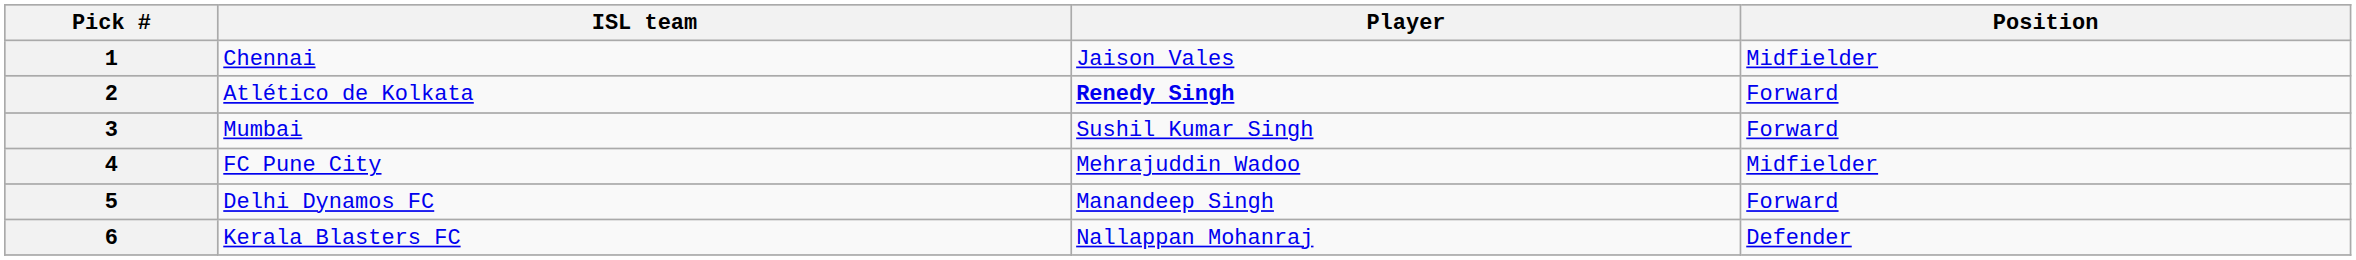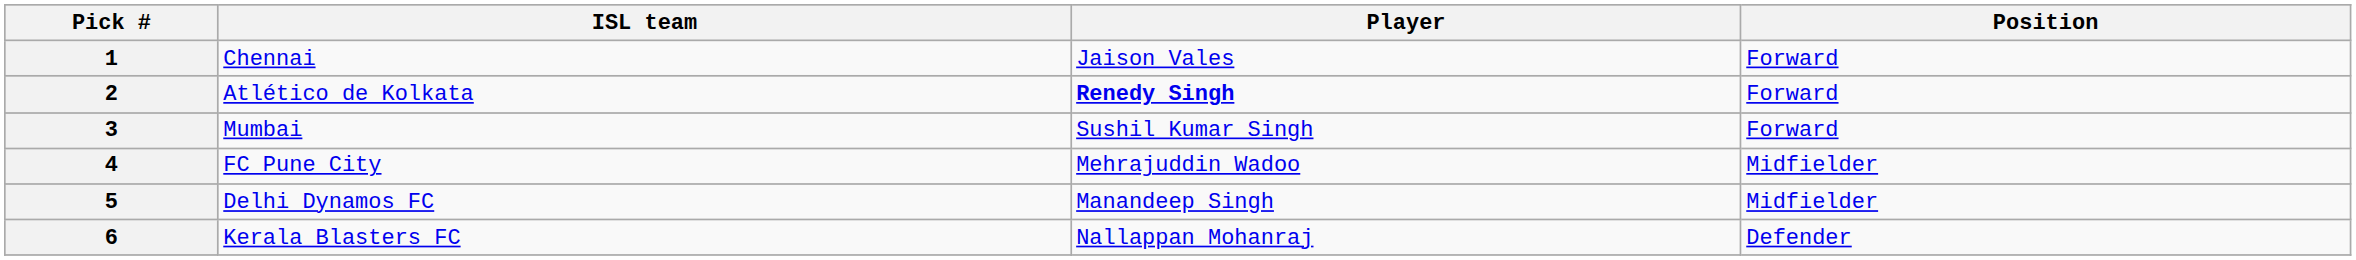(1812, 59) Midfielder -> (1792, 59) Forward
(1792, 202) Forward -> (1812, 202) Midfielder
